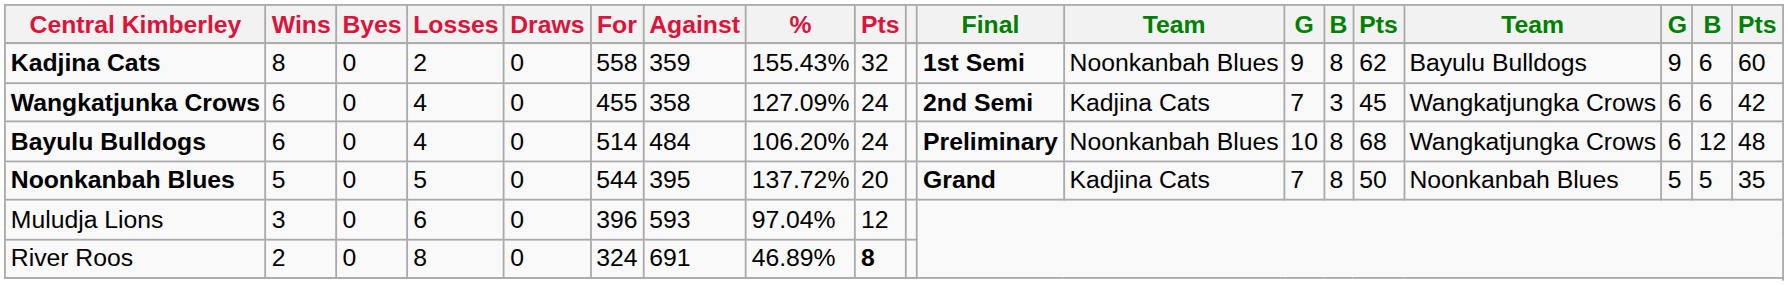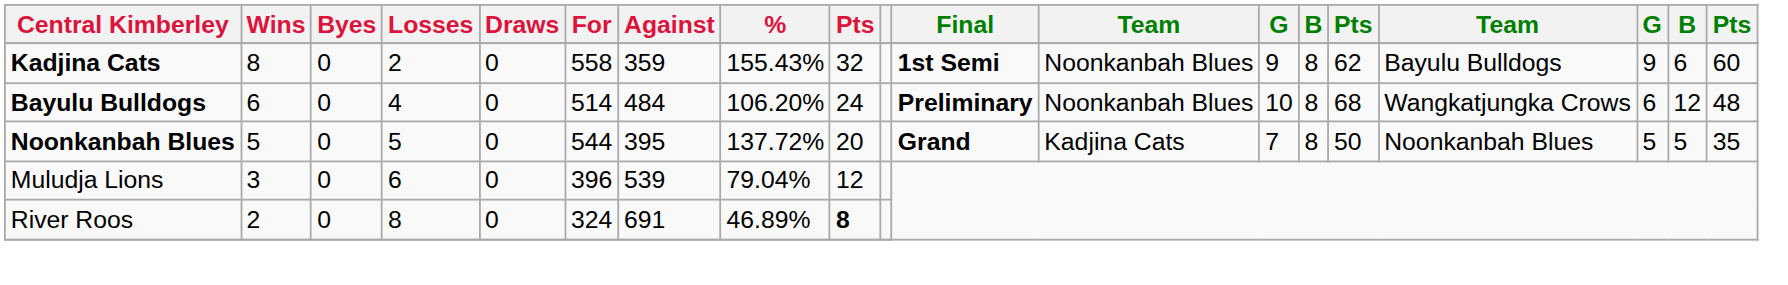- row: (135, 102)
(670, 219) 593 -> (645, 180) 539
(794, 219) 97.04% -> (768, 180) 79.04%
